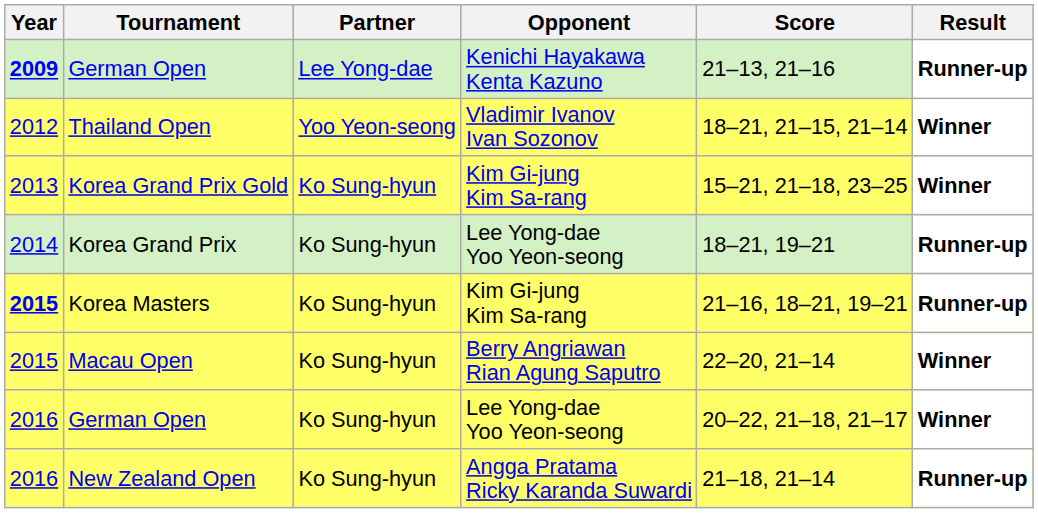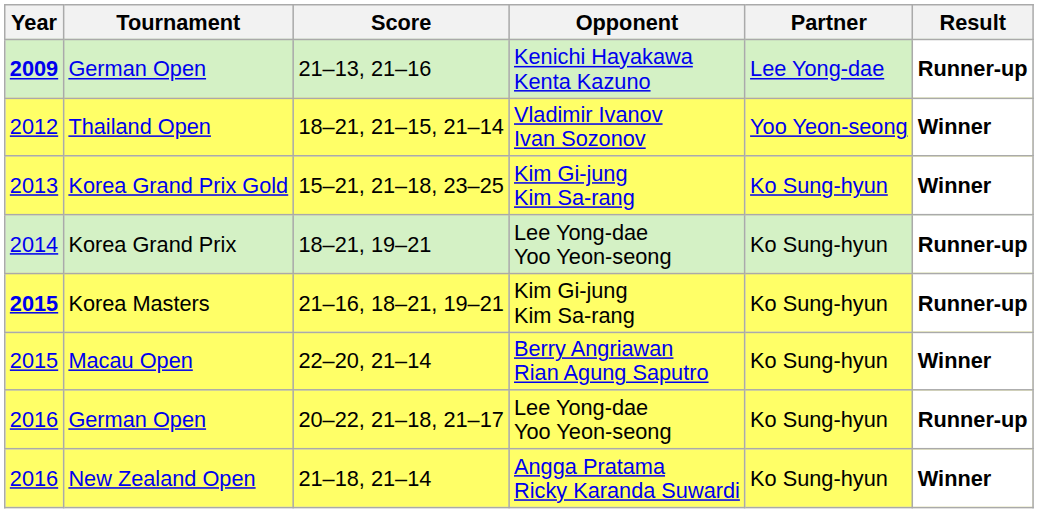columns swapped: (377, 22) <-> (805, 22)
(955, 420) Winner -> (973, 420) Runner-up
(973, 478) Runner-up -> (955, 478) Winner
